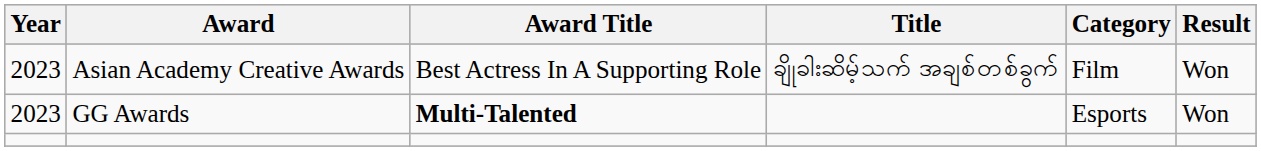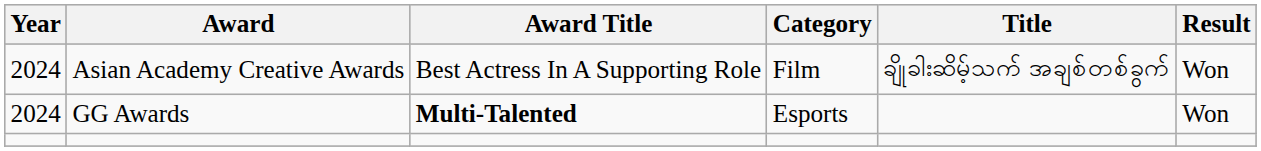columns swapped: (916, 24) <-> (1121, 24)
(36, 68) 2023 -> (36, 68) 2024
(36, 113) 2023 -> (36, 113) 2024
